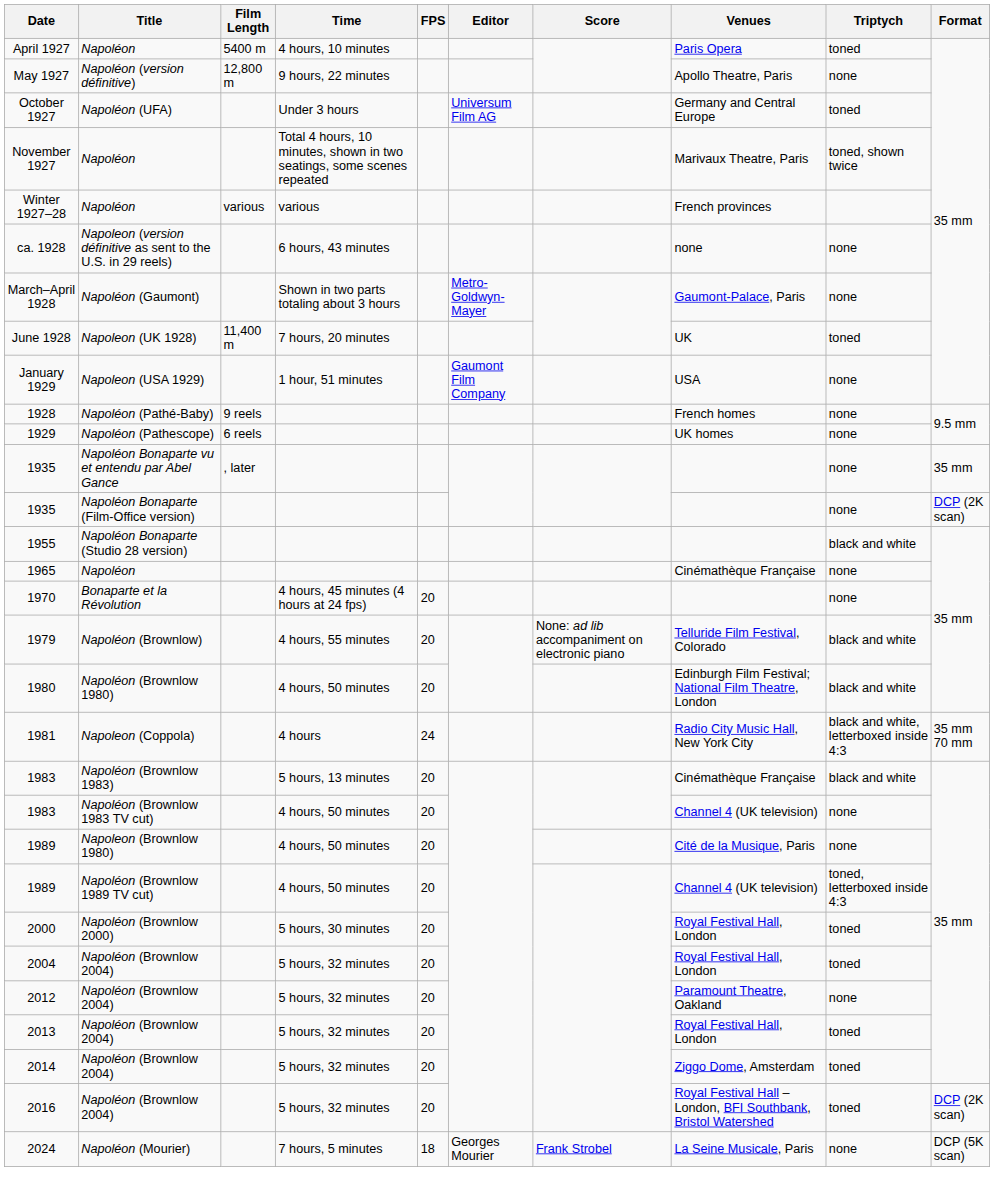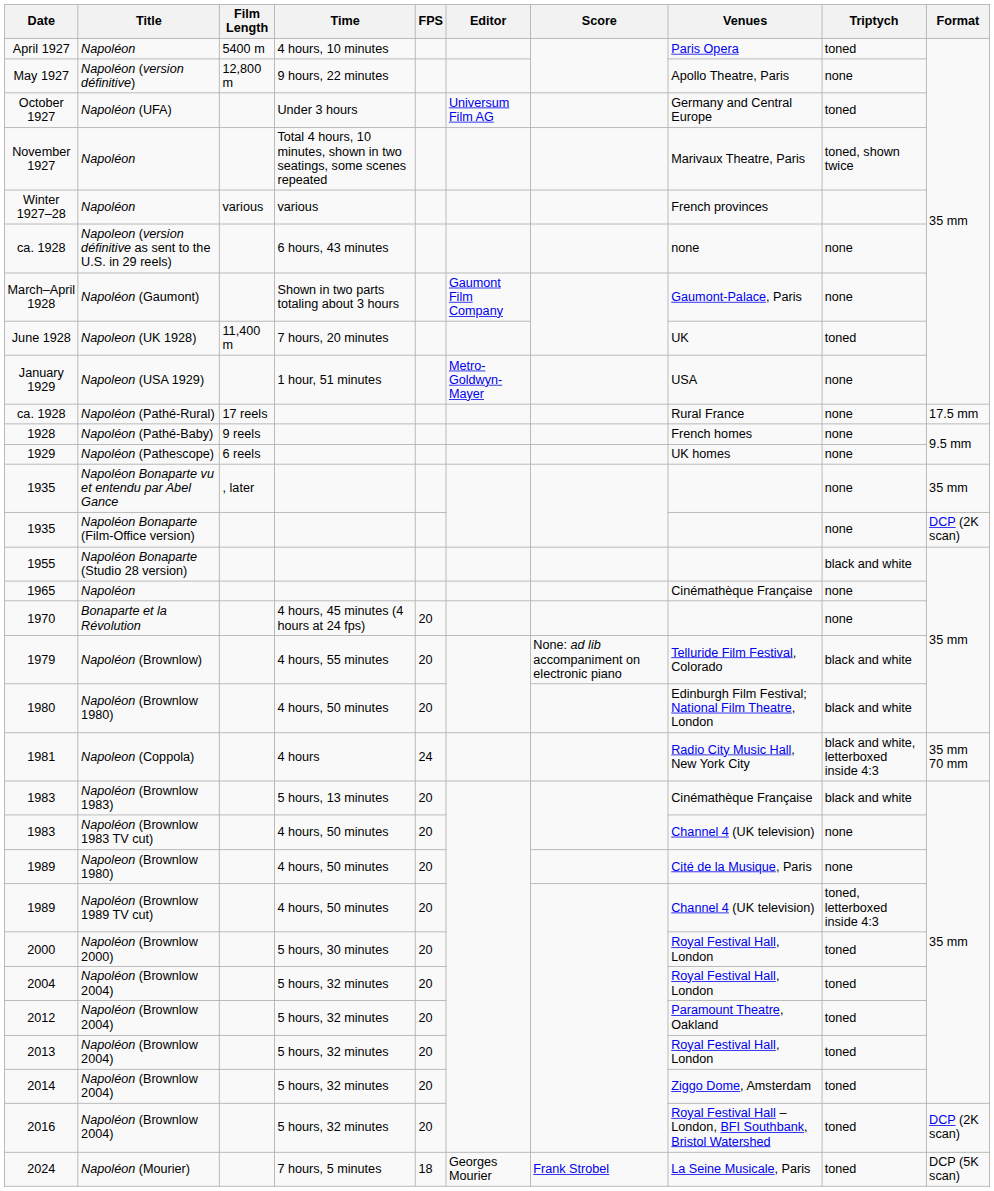(478, 297) Metro-Goldwyn-Mayer -> (476, 297) Gaumont Film Company
(478, 379) Gaumont Film Company -> (476, 379) Metro-Goldwyn-Mayer
+ row: (41, 414)
(843, 997) none -> (841, 1017) toned
(843, 1149) none -> (841, 1169) toned
